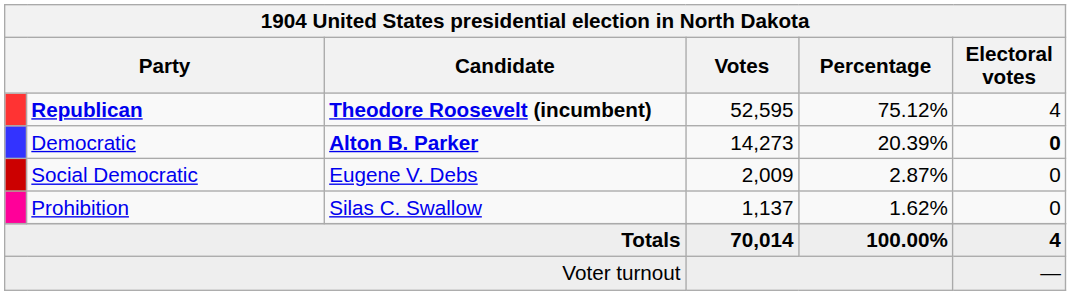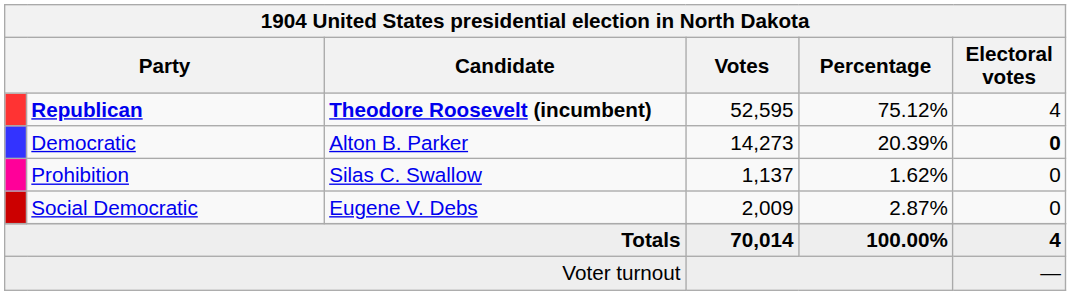(404, 143) bold -> (399, 143) normal
rows swapped: (115, 175) <-> (80, 208)
